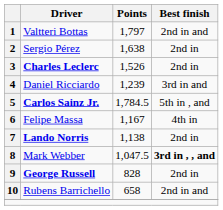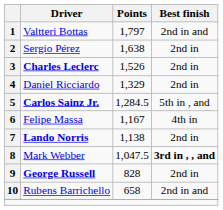(132, 84) 1,239 -> (132, 84) 1,329
(184, 84) 3rd in and -> (184, 84) 2nd in
(132, 102) 1,784.5 -> (132, 102) 1,284.5
